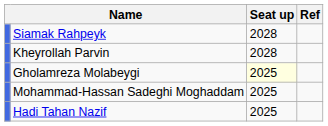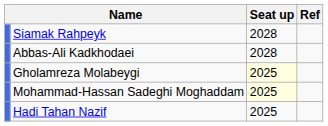+ row: (74, 53)
- row: (61, 53)
(264, 92) no background -> (264, 92) lightyellow background
